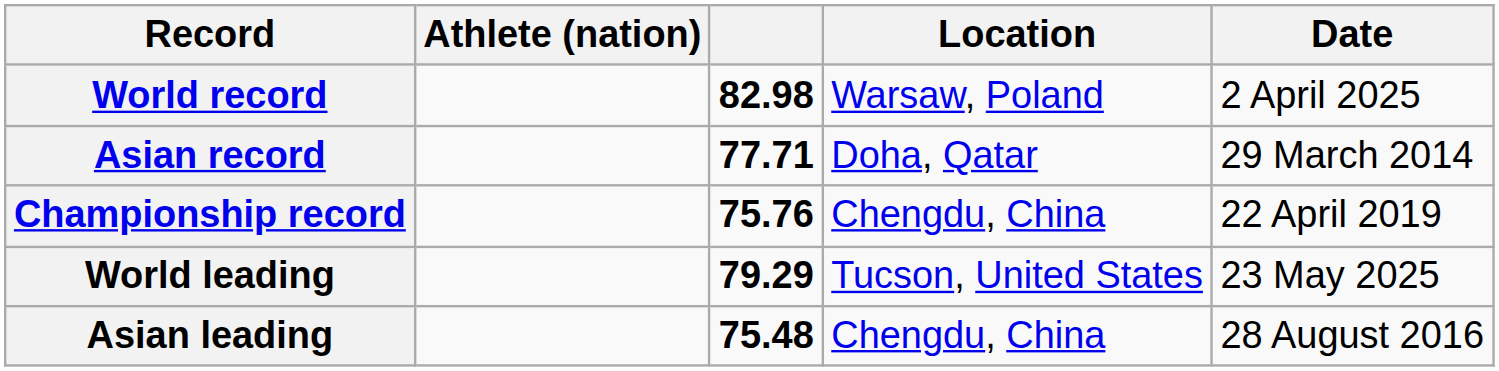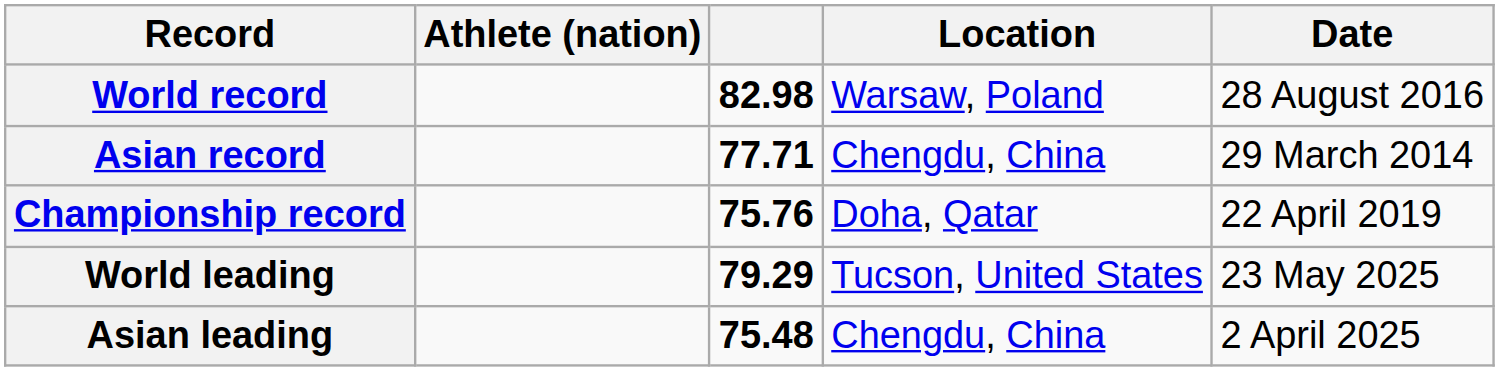(1321, 94) 2 April 2025 -> (1352, 94) 28 August 2016
(935, 154) Doha, Qatar -> (968, 154) Chengdu, China
(968, 214) Chengdu, China -> (935, 214) Doha, Qatar
(1352, 335) 28 August 2016 -> (1321, 335) 2 April 2025
